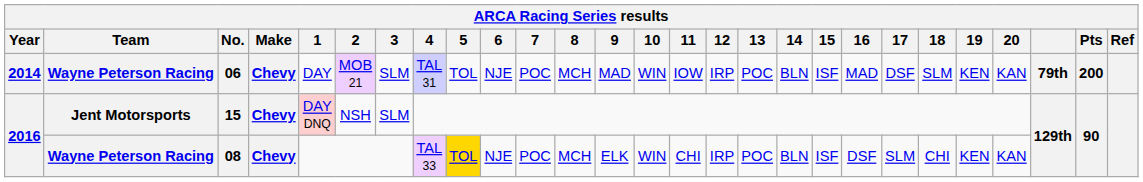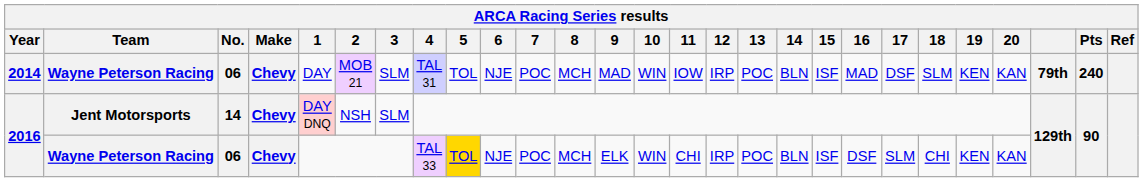(1091, 73) 200 -> (1091, 73) 240
(233, 115) 15 -> (233, 115) 14
(233, 156) 08 -> (233, 156) 06
